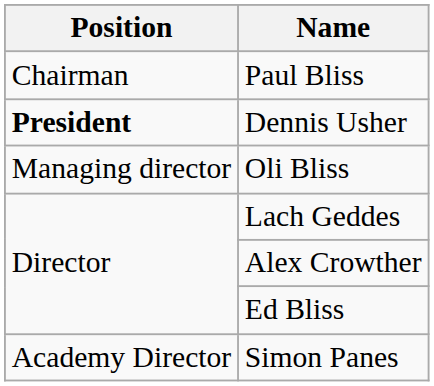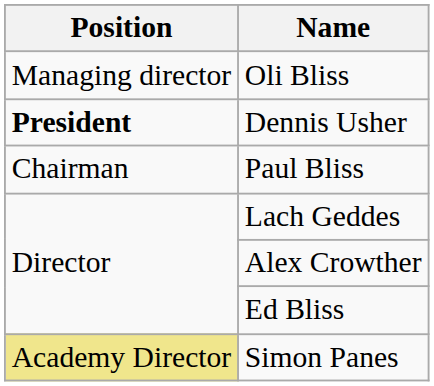rows swapped: (304, 74) <-> (297, 168)
(121, 356) no background -> (121, 356) khaki background
